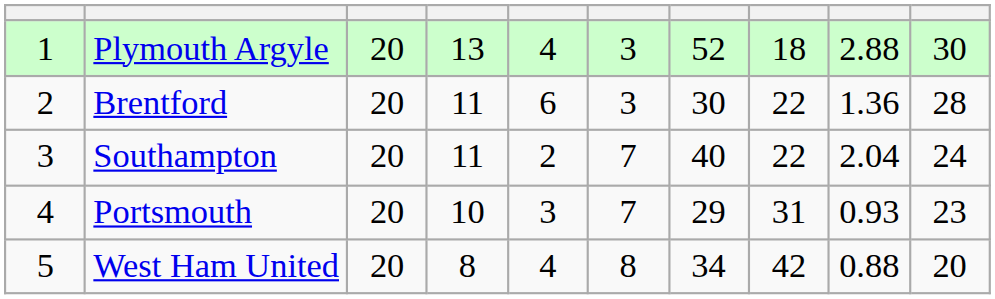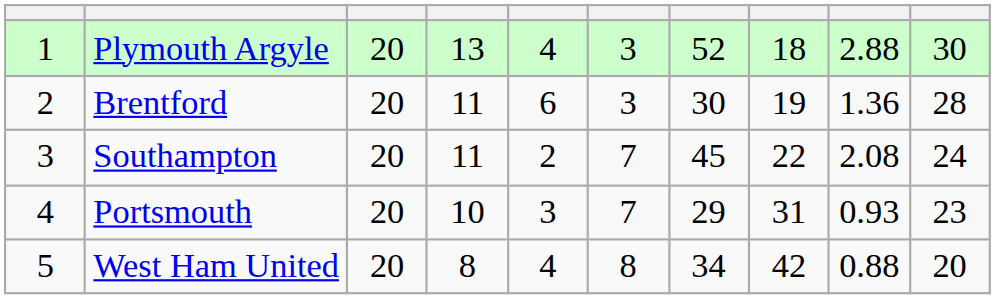(789, 102) 22 -> (789, 102) 19
(709, 156) 40 -> (709, 156) 45
(869, 156) 2.04 -> (869, 156) 2.08
